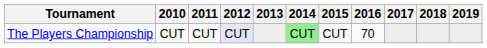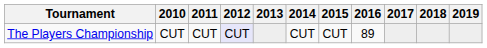(302, 33) lightgreen background -> (302, 33) no background
(368, 33) 70 -> (368, 33) 89
